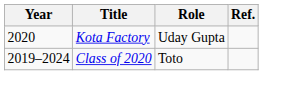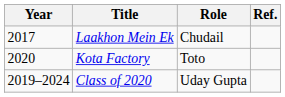+ row: (125, 37)
(191, 37) Uday Gupta -> (193, 59) Toto
(170, 59) Toto -> (213, 80) Uday Gupta
